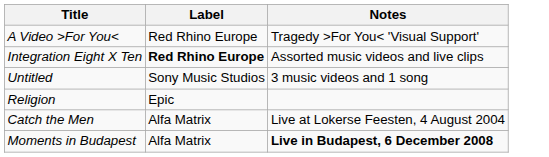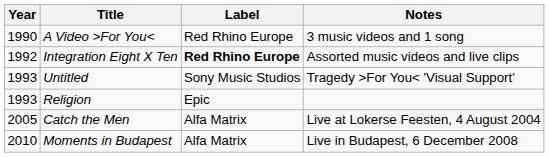+ column: (22, 15)
(375, 36) Tragedy >For You< 'Visual Support' -> (385, 36) 3 music videos and 1 song
(350, 78) 3 music videos and 1 song -> (411, 78) Tragedy >For You< 'Visual Support'
(382, 141) bold -> (412, 141) normal
